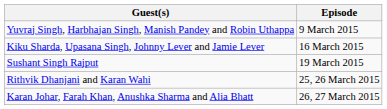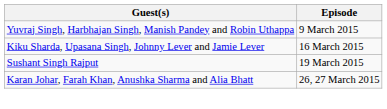- row: (79, 79)
